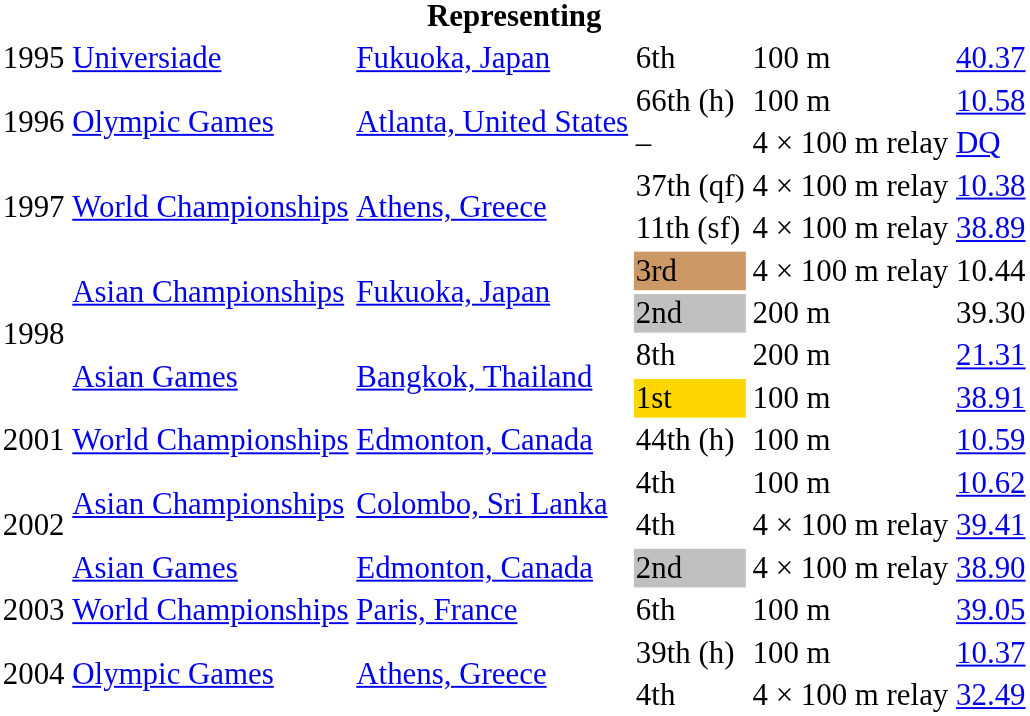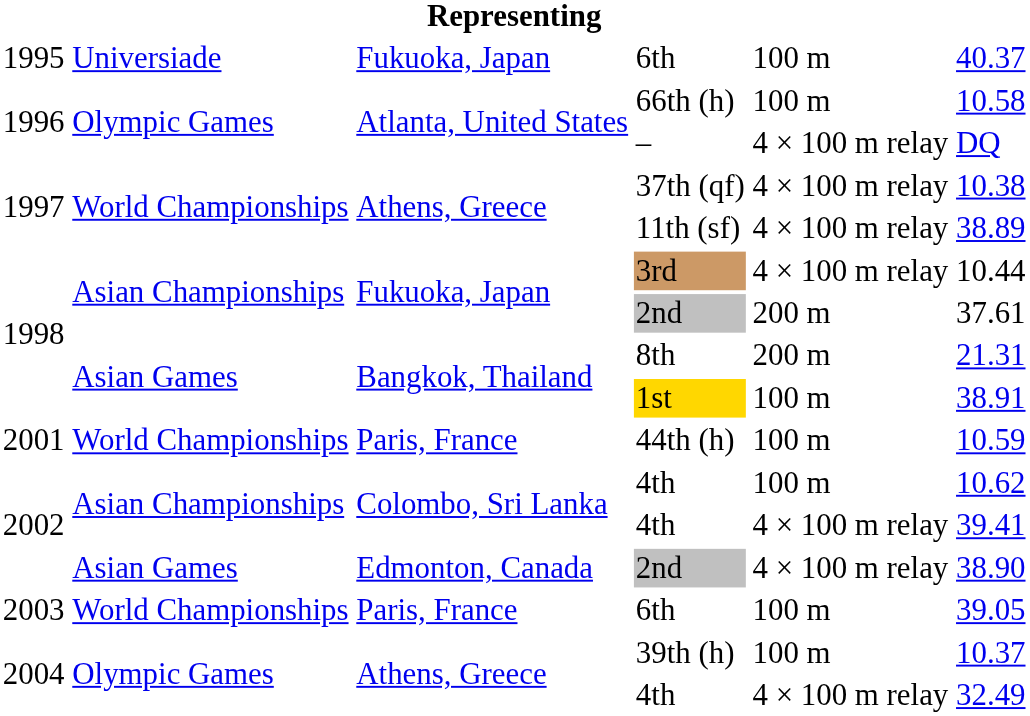(991, 312) 39.30 -> (991, 312) 37.61
(475, 440) Edmonton, Canada -> (437, 440) Paris, France
